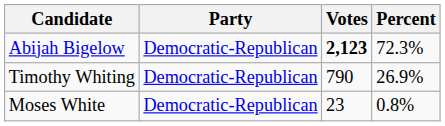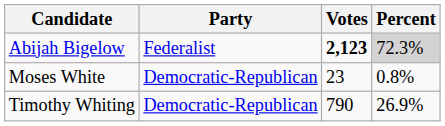(230, 47) Democratic-Republican -> (179, 47) Federalist
(400, 47) no background -> (400, 47) lightgrey background
rows swapped: (72, 76) <-> (57, 105)
